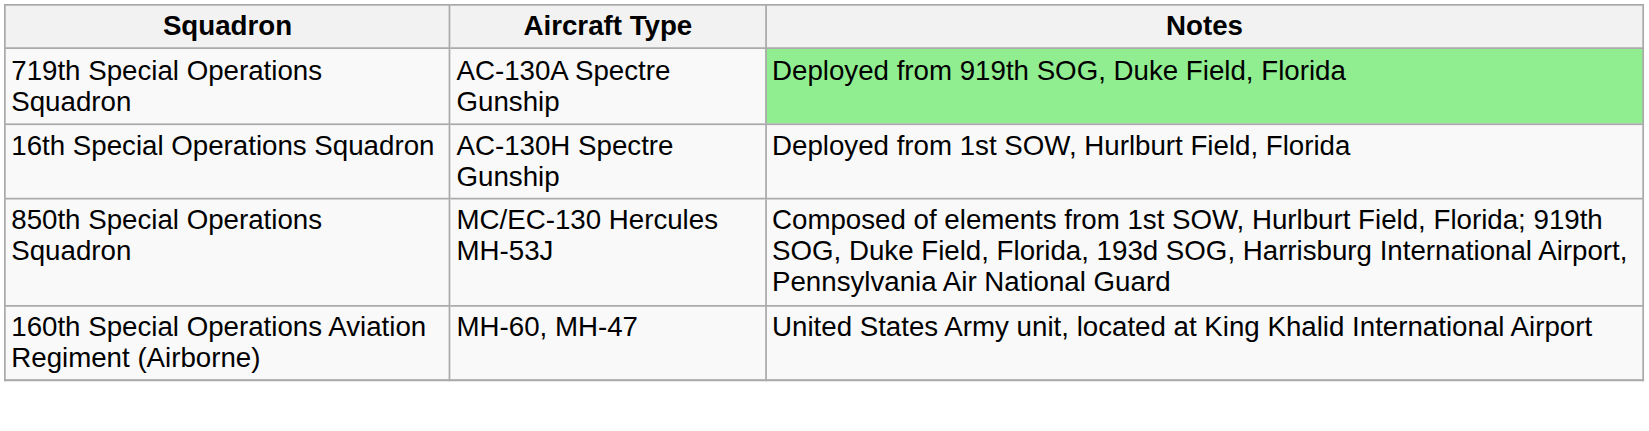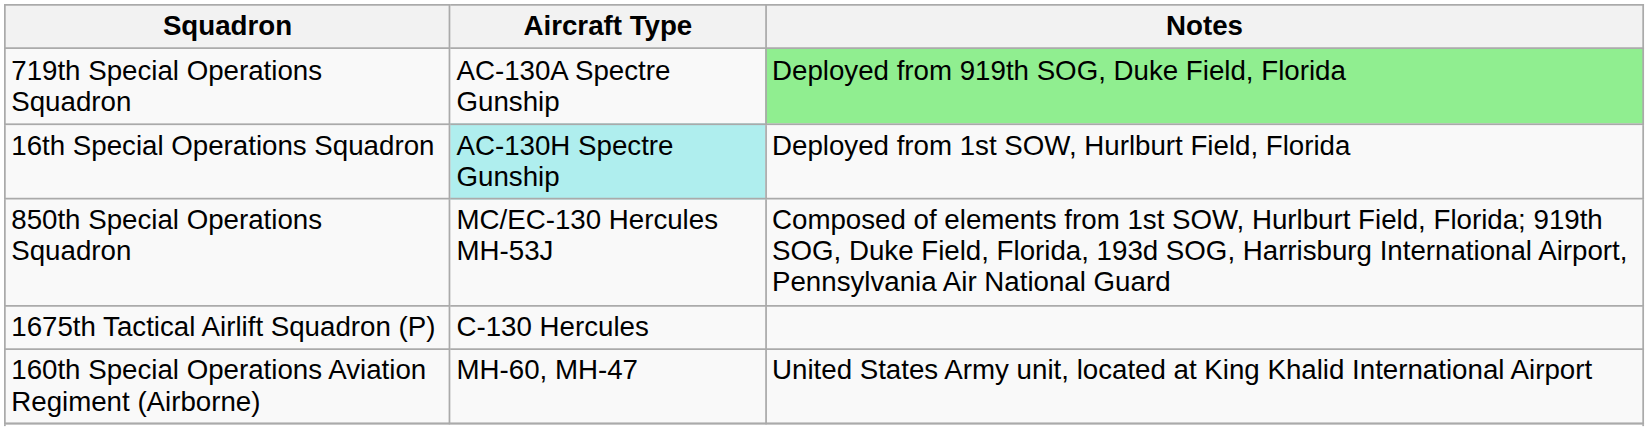(565, 160) no background -> (565, 160) paleturquoise background
+ row: (223, 326)
